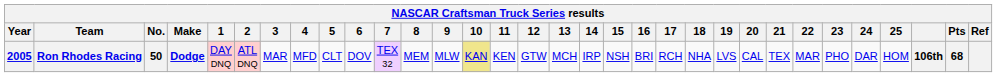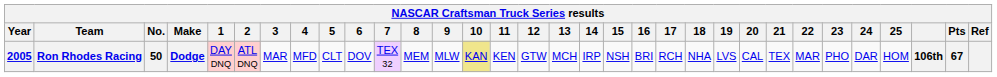(957, 56) 68 -> (957, 56) 67
